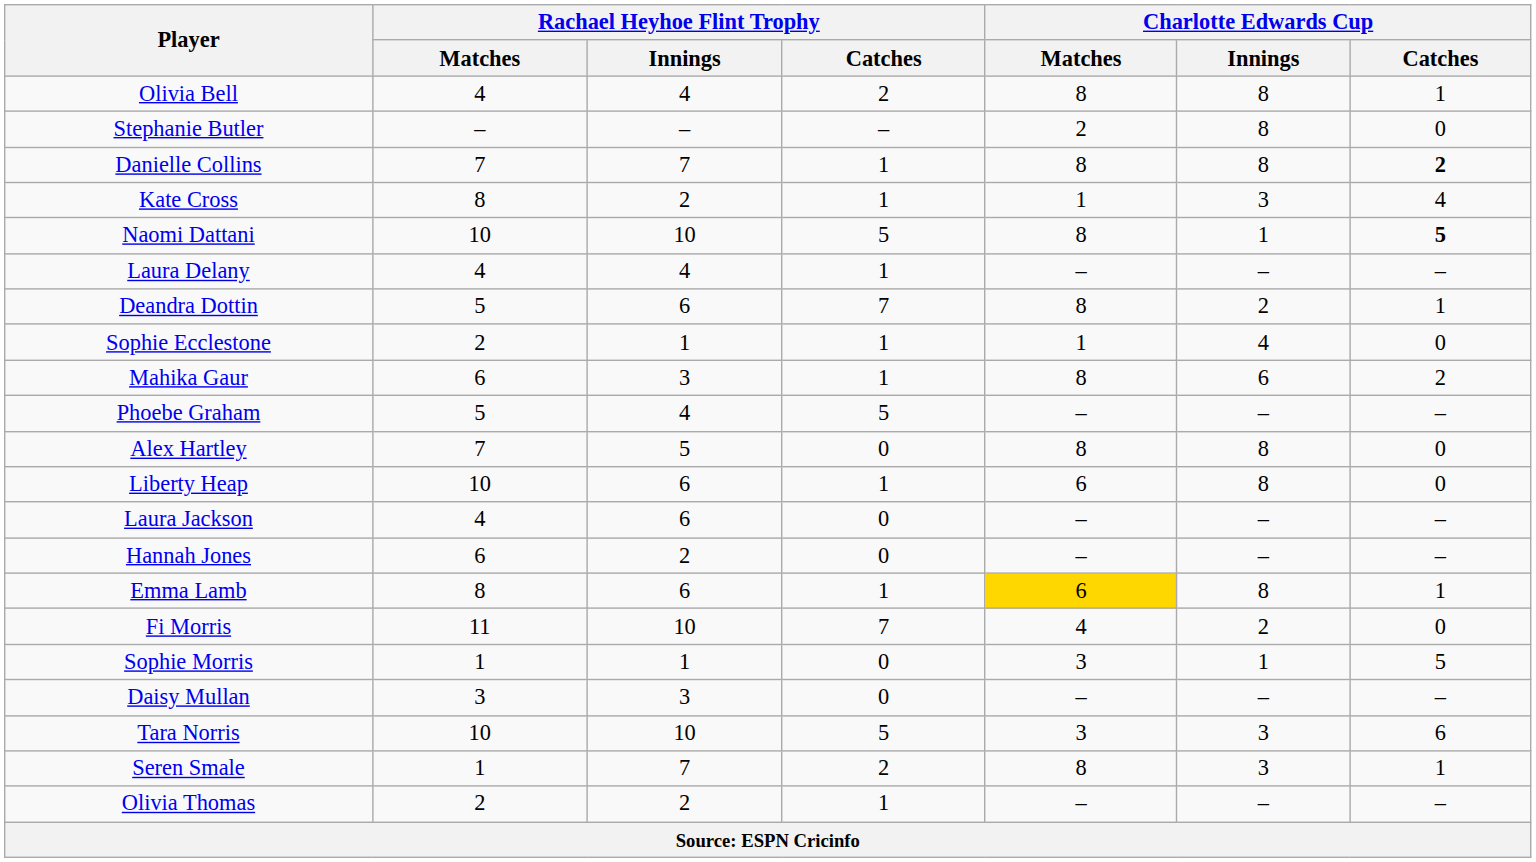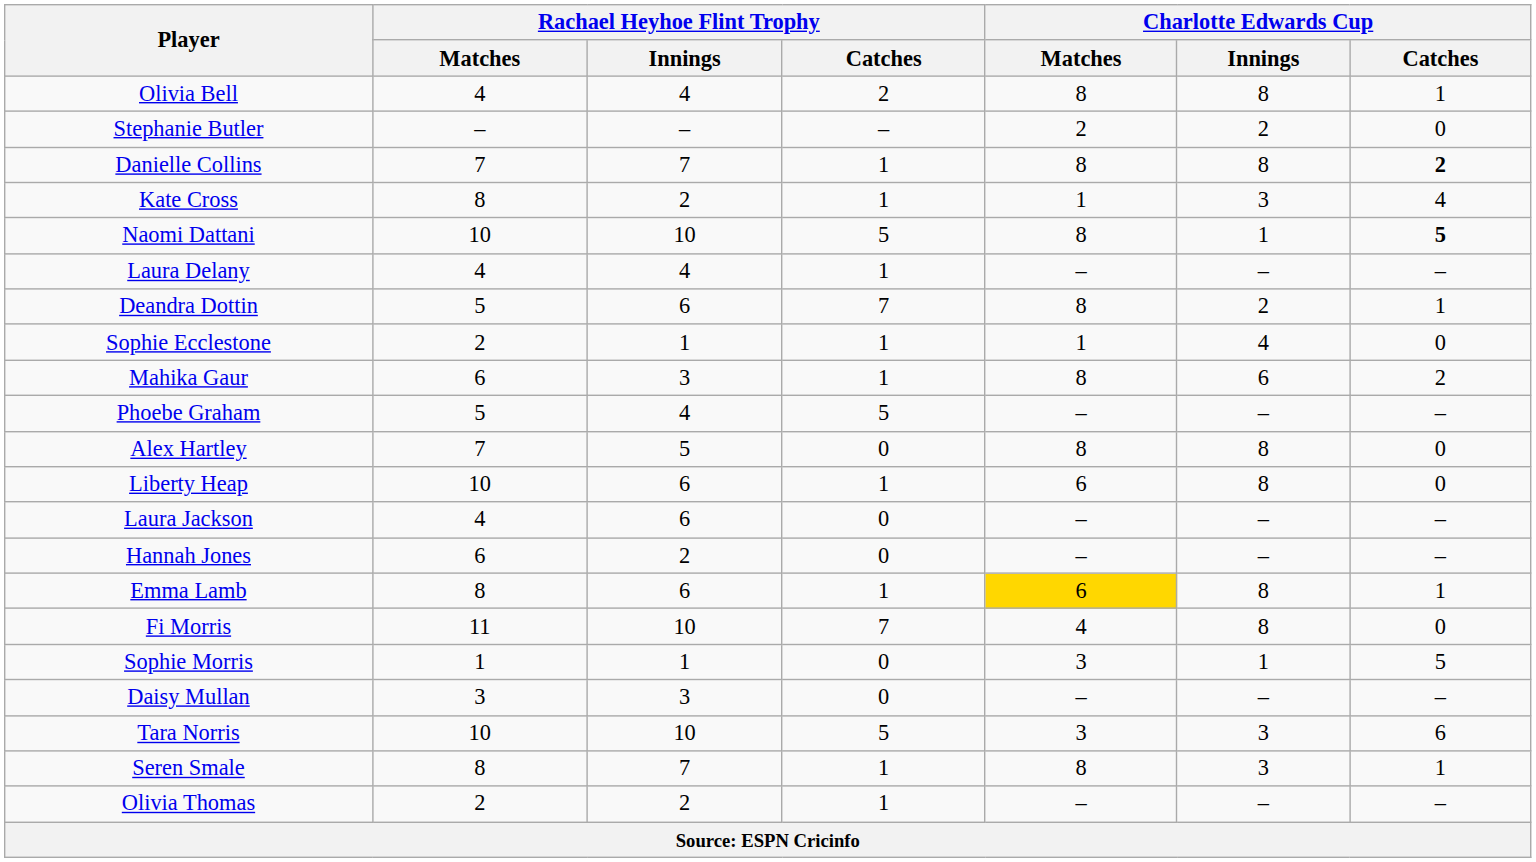(1263, 128) 8 -> (1263, 128) 2
(1263, 626) 2 -> (1263, 626) 8
(480, 768) 1 -> (480, 768) 8
(884, 768) 2 -> (884, 768) 1
